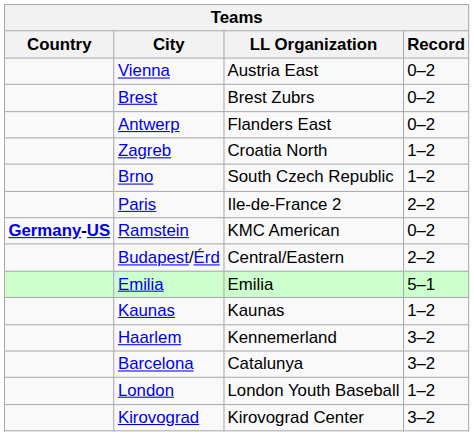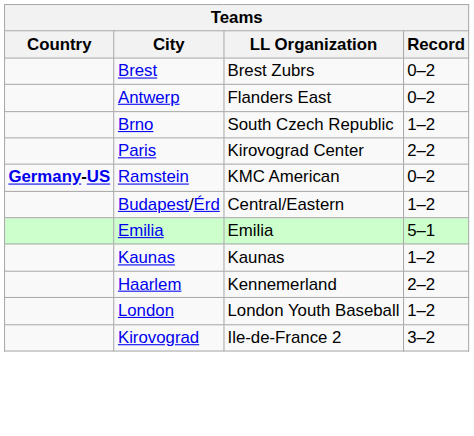- row: (144, 71)
- row: (145, 151)
(284, 204) Ile-de-France 2 -> (296, 151) Kirovograd Center
(421, 257) 2–2 -> (421, 204) 1–2
(421, 337) 3–2 -> (421, 284) 2–2
- row: (156, 364)
(296, 417) Kirovograd Center -> (284, 337) Ile-de-France 2
